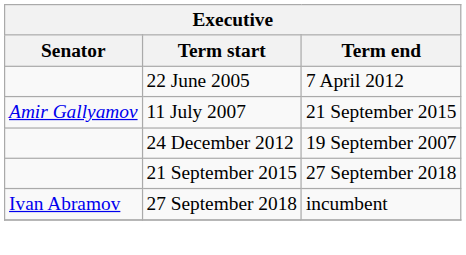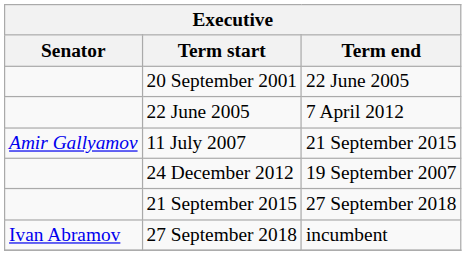+ row: (222, 81)
